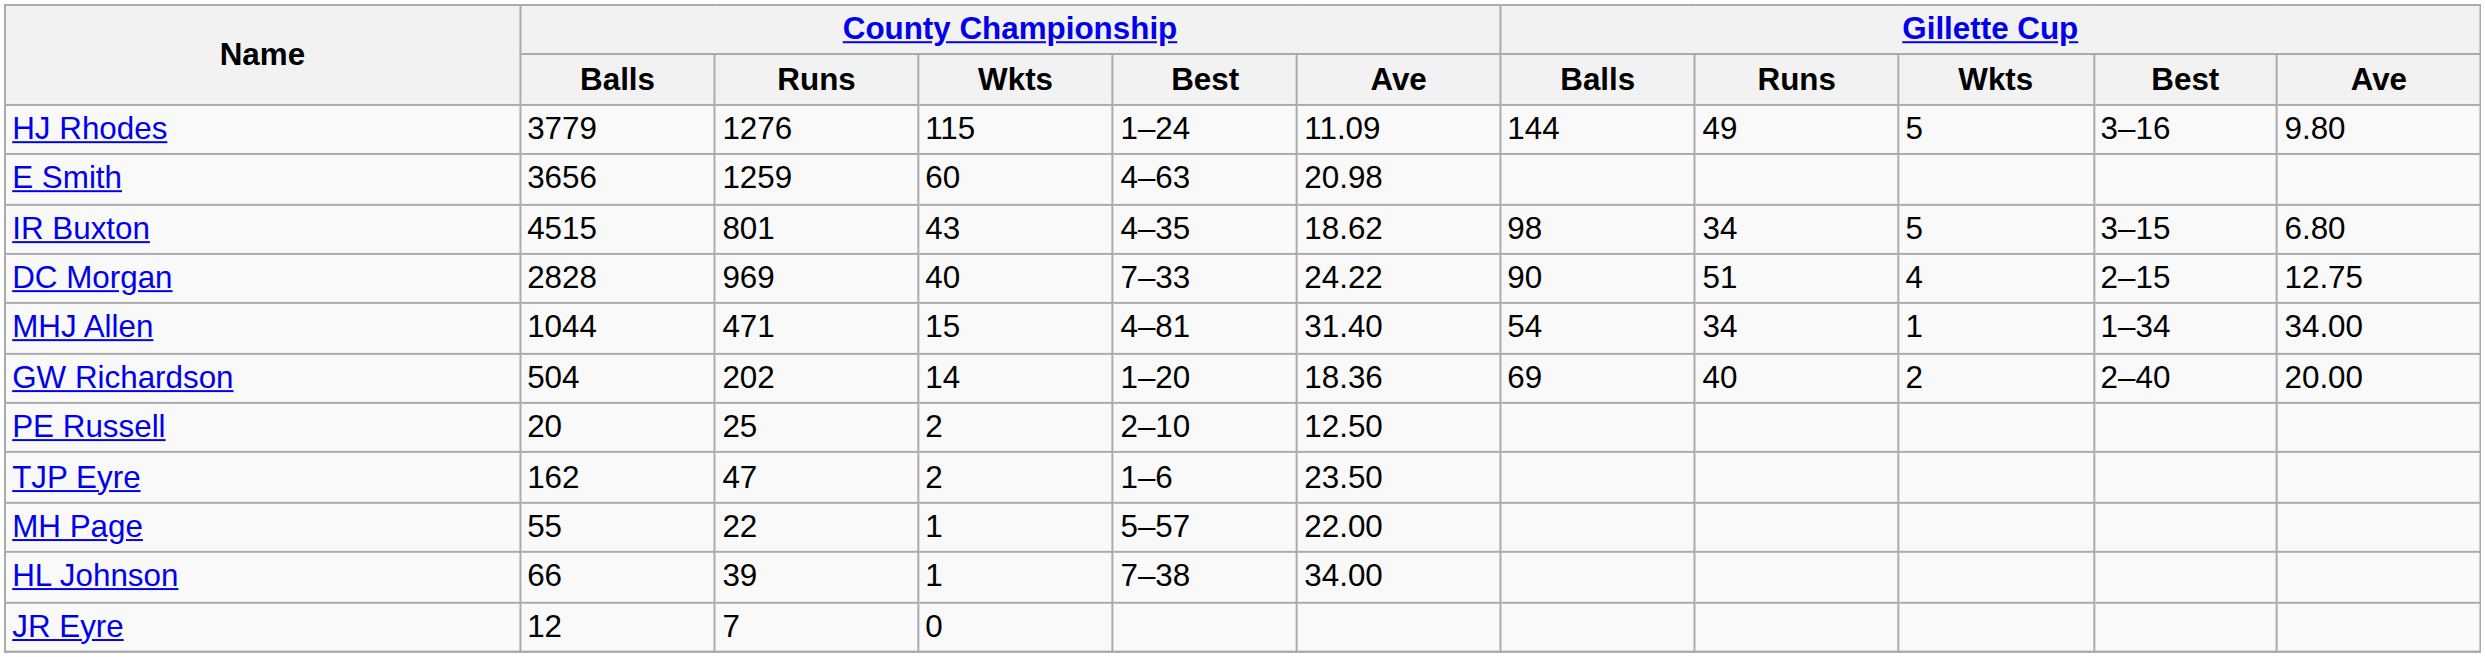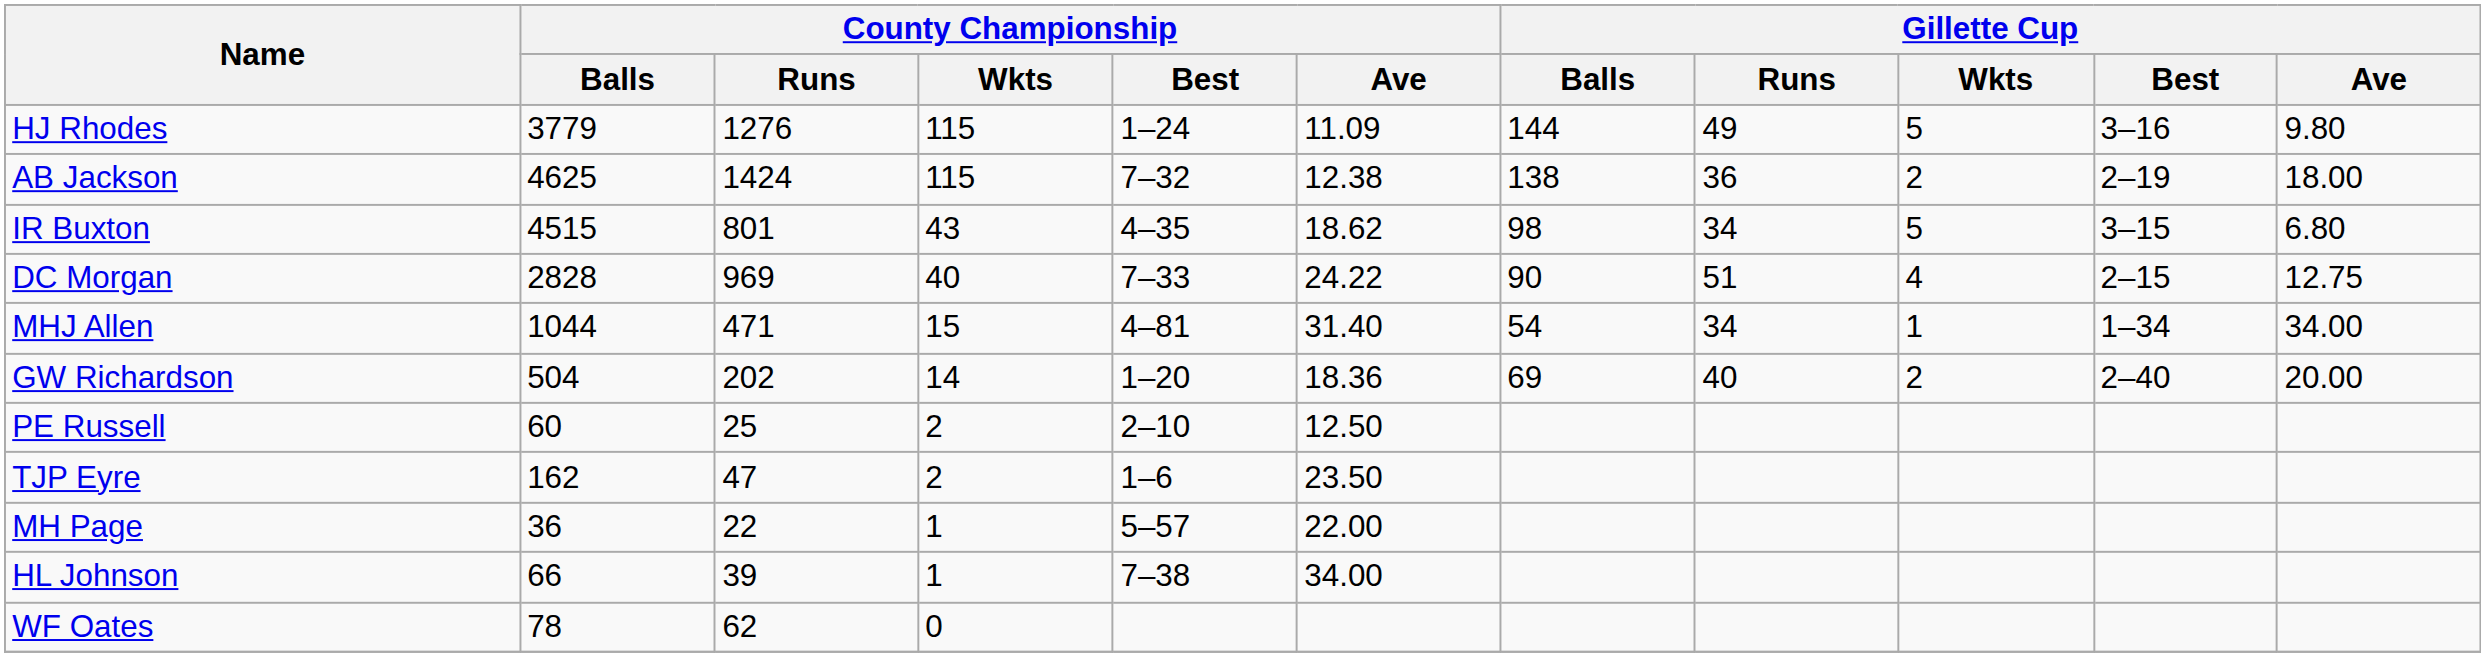+ row: (95, 178)
- row: (67, 178)
(545, 427) 20 -> (545, 427) 60
(545, 526) 55 -> (545, 526) 36
+ row: (83, 626)
- row: (68, 626)
